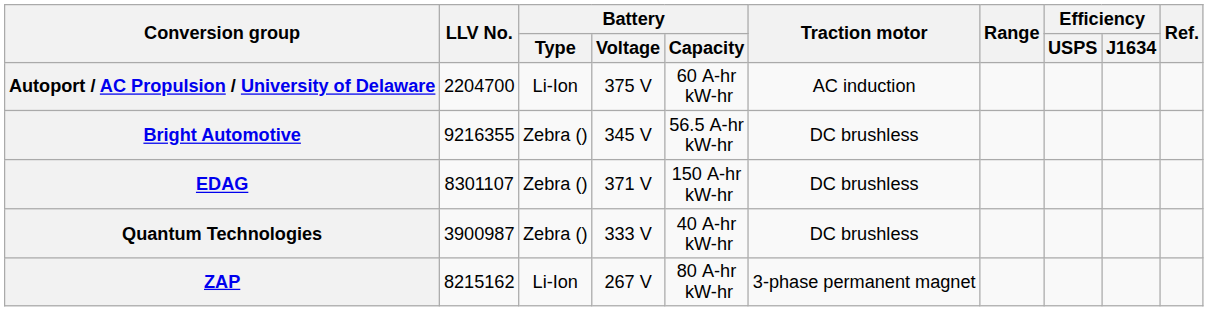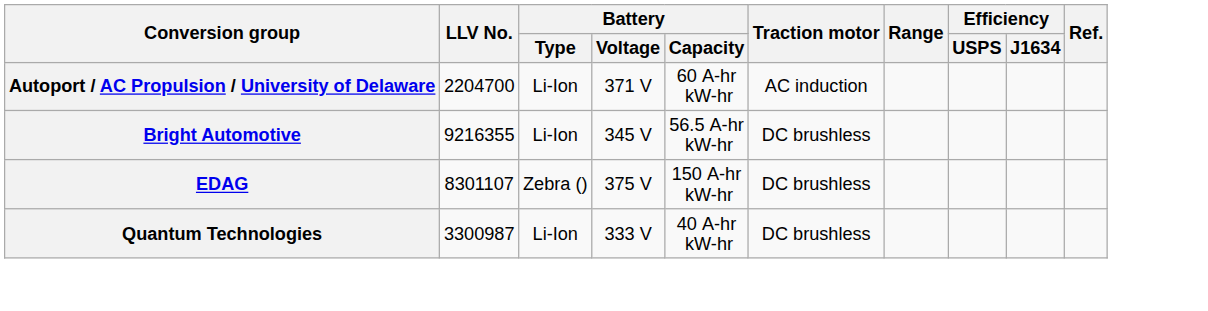(628, 87) 375 V -> (628, 87) 371 V
(555, 136) Zebra () -> (555, 136) Li-Ion
(628, 184) 371 V -> (628, 184) 375 V
(479, 233) 3900987 -> (479, 233) 3300987
(555, 233) Zebra () -> (555, 233) Li-Ion
- row: (222, 282)
